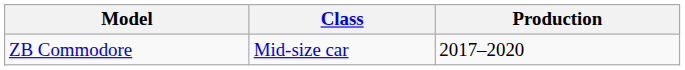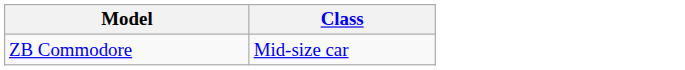- column: (557, 19)
